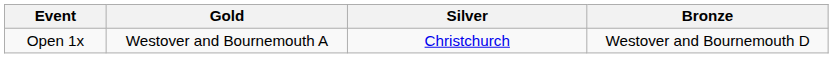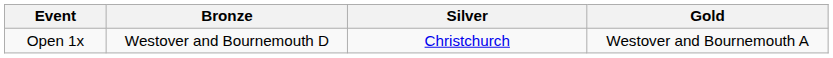columns swapped: (227, 16) <-> (708, 16)
